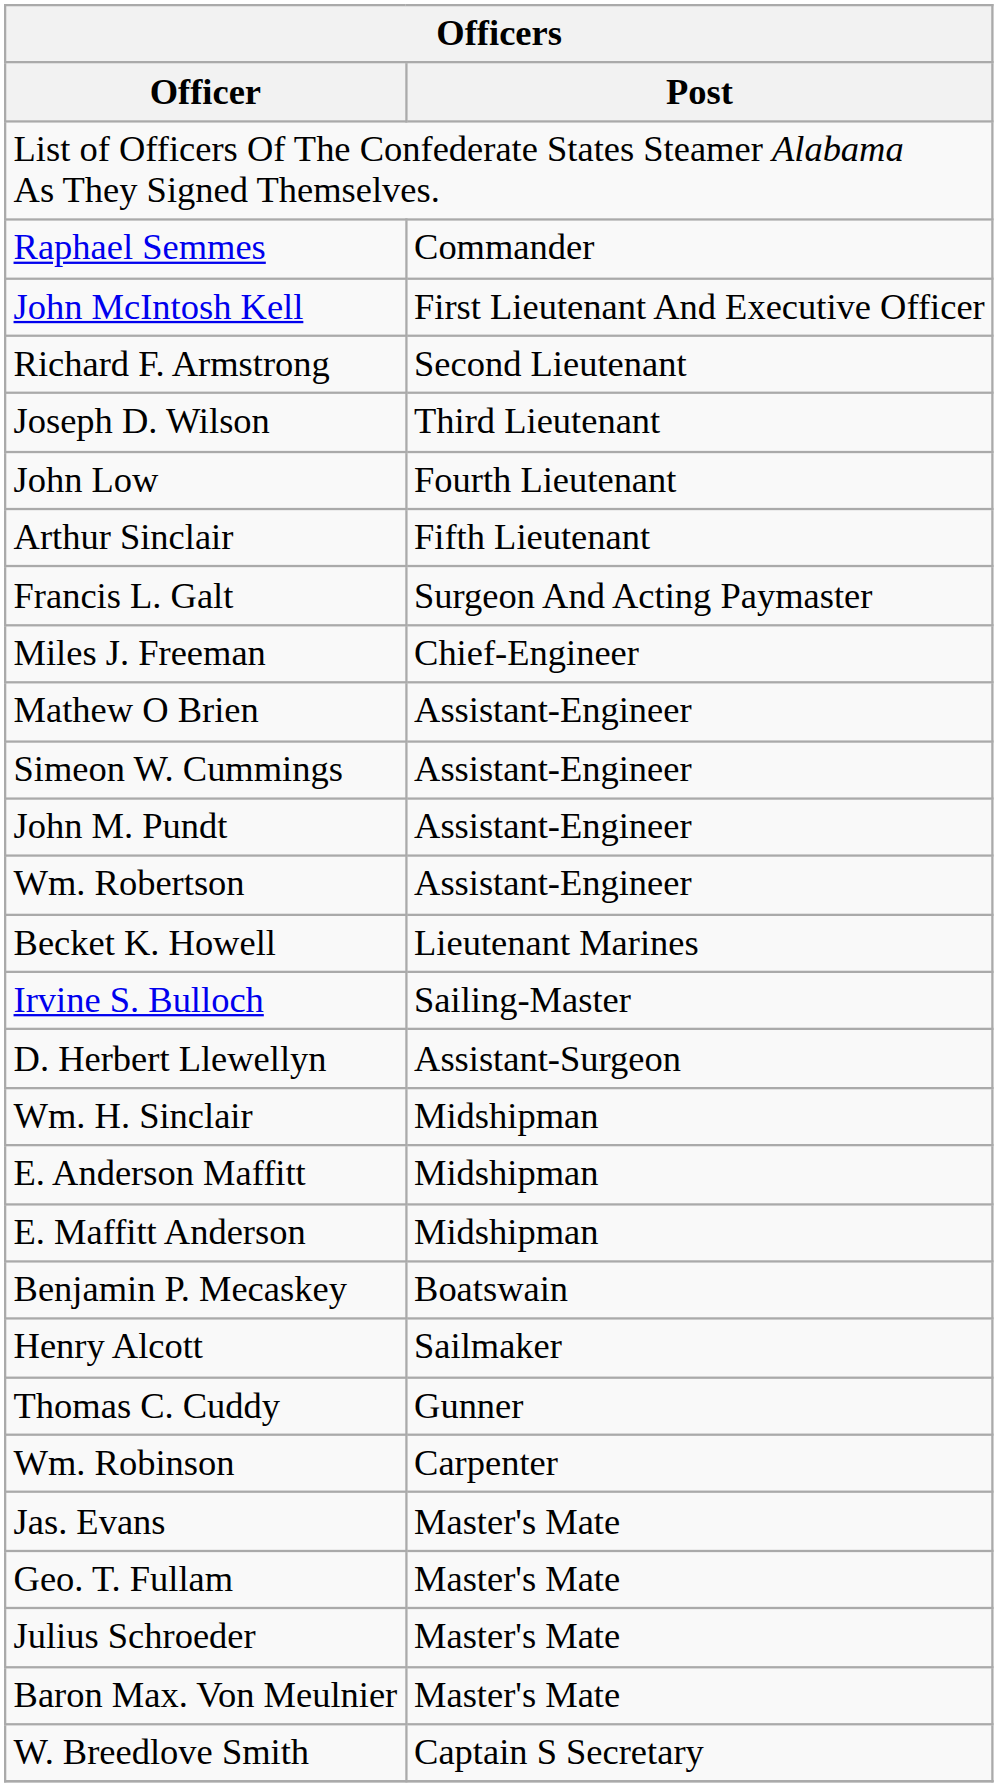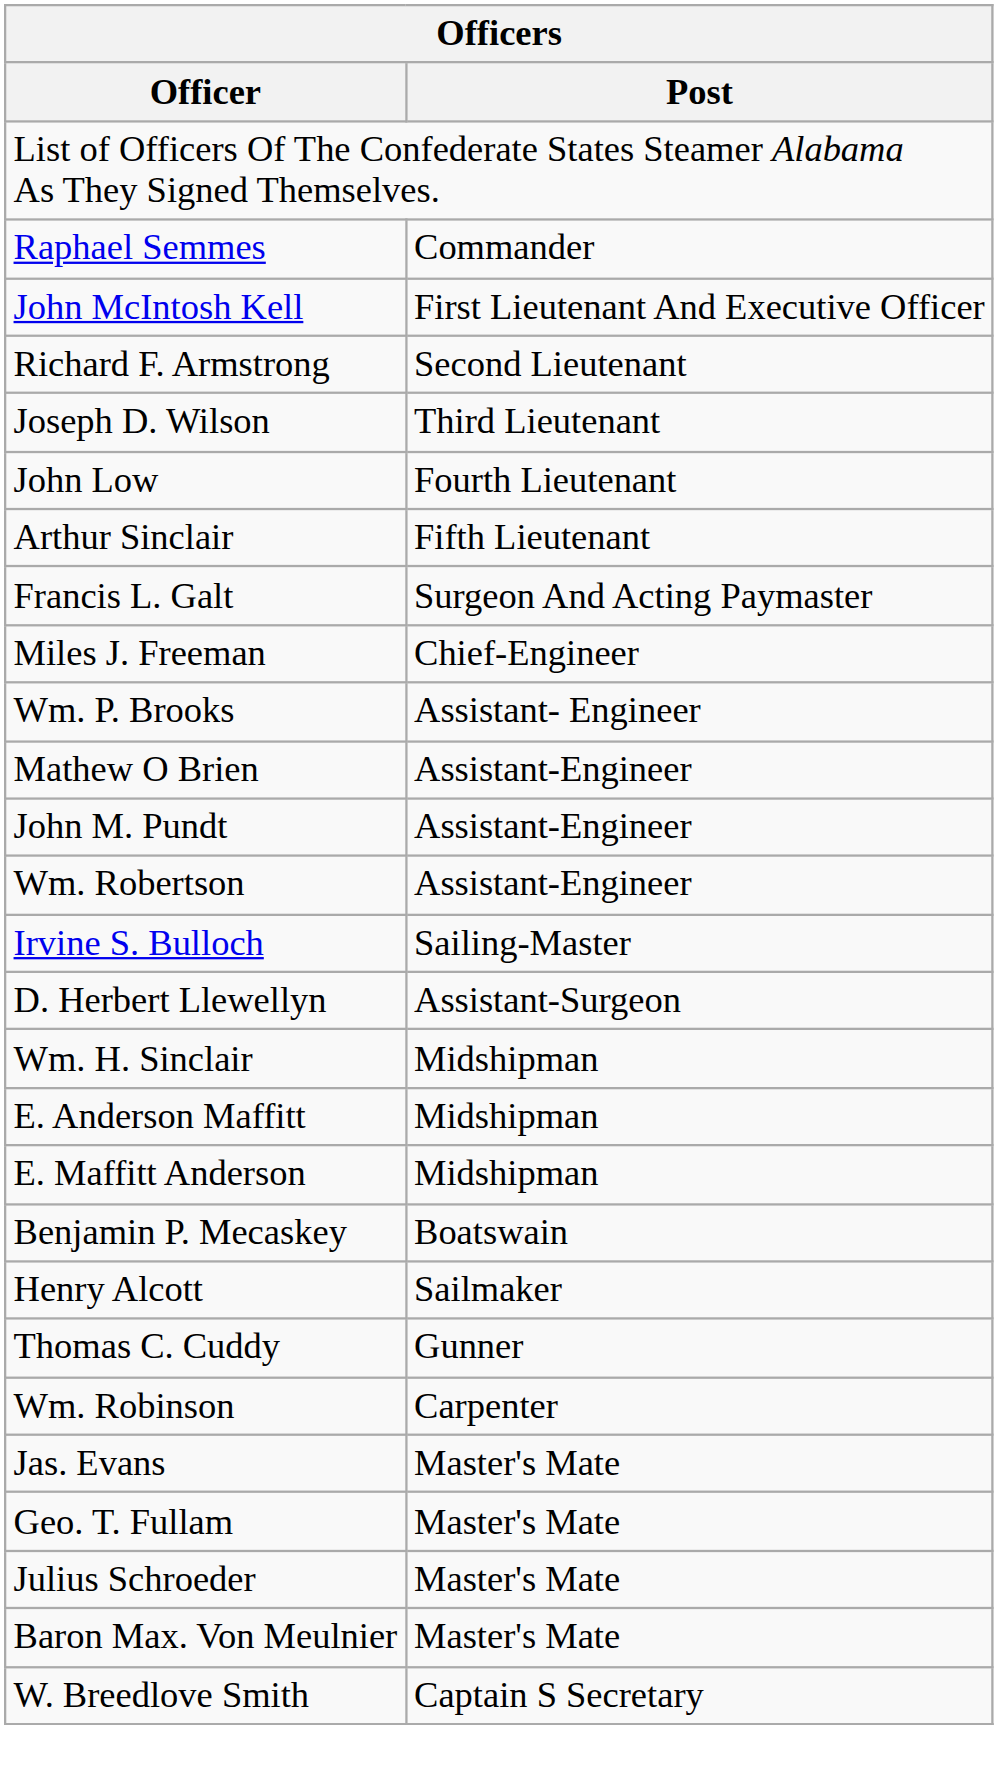+ row: (124, 710)
- row: (178, 768)
- row: (145, 942)
